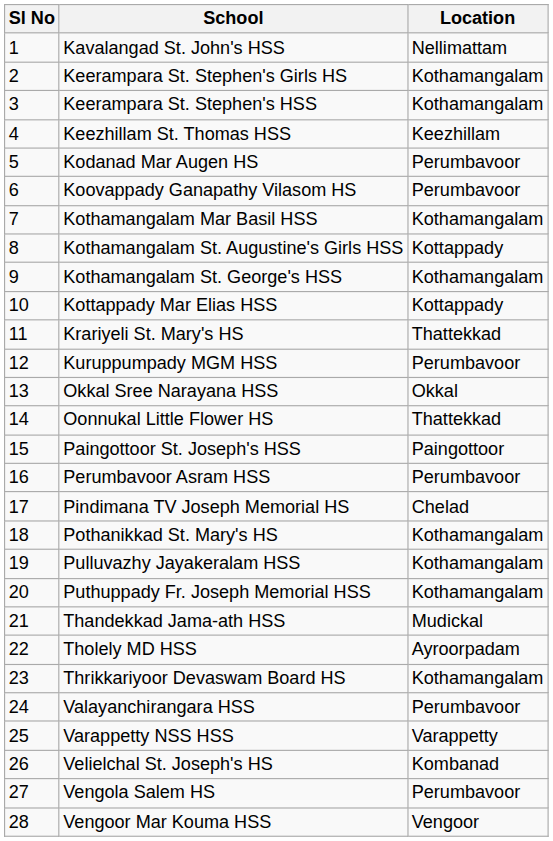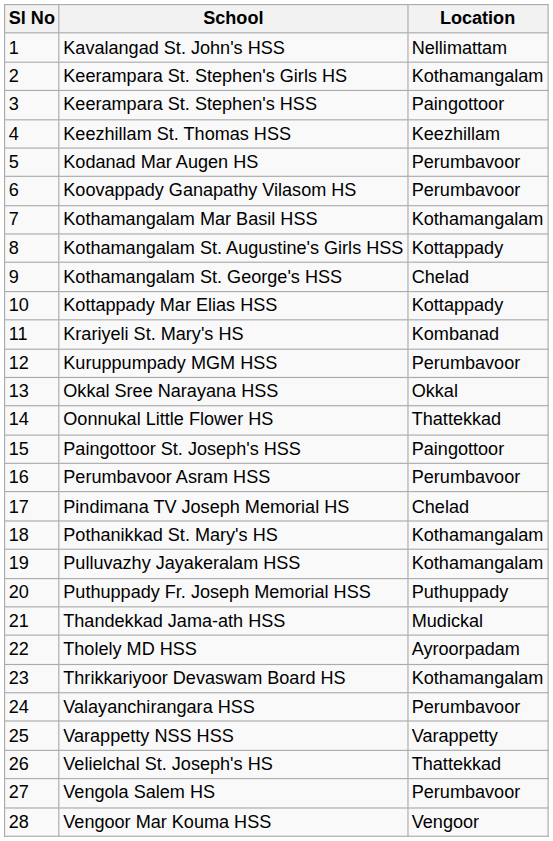(478, 104) Kothamangalam -> (458, 104) Paingottoor
(478, 276) Kothamangalam -> (440, 276) Chelad
(456, 334) Thattekkad -> (455, 334) Kombanad
(478, 592) Kothamangalam -> (460, 592) Puthuppady
(455, 764) Kombanad -> (456, 764) Thattekkad
